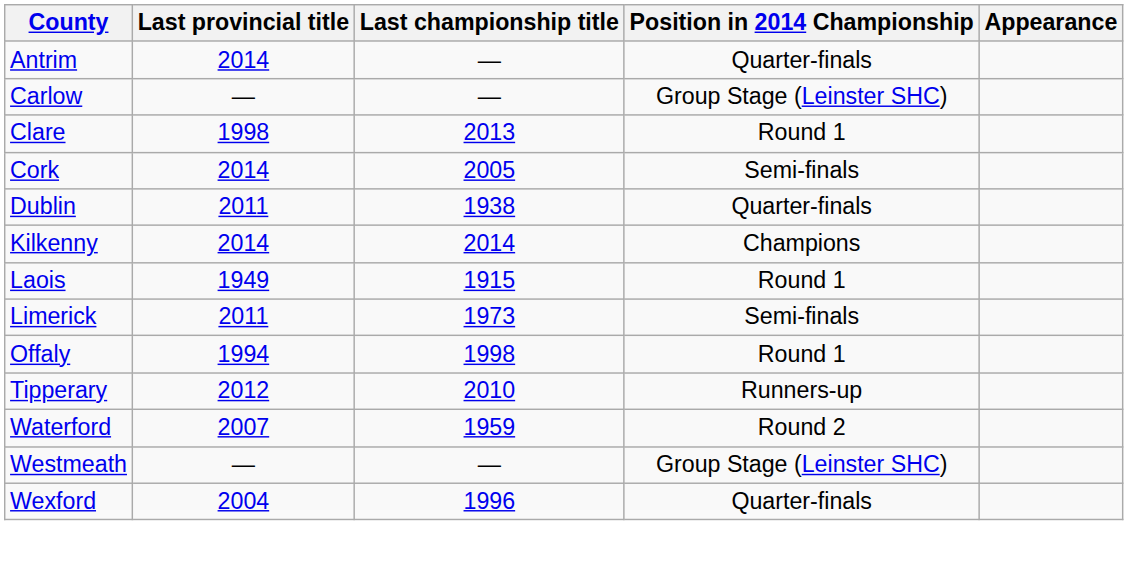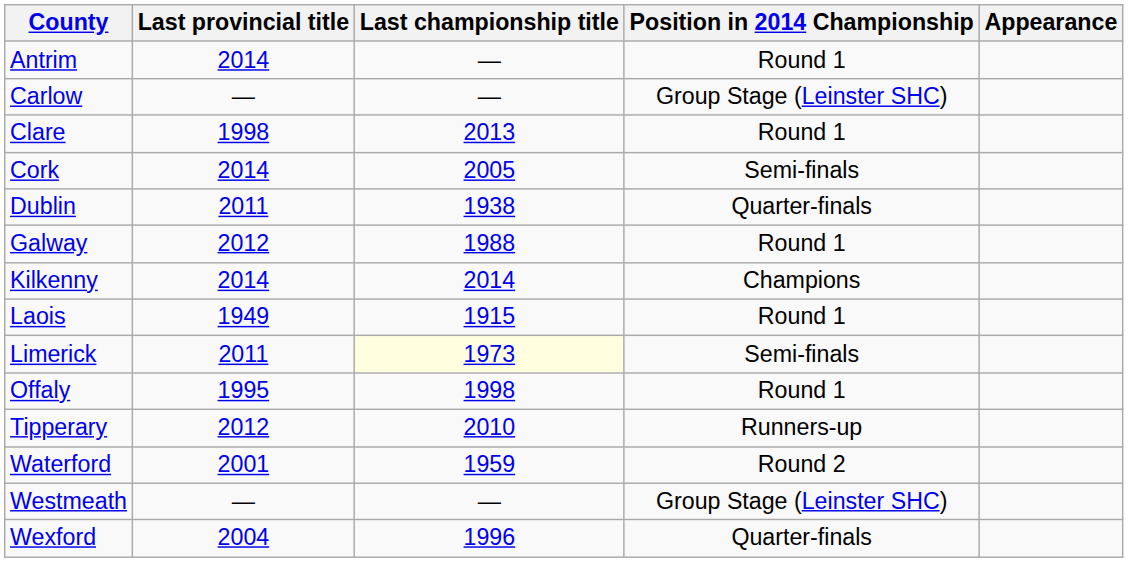(802, 59) Quarter-finals -> (802, 59) Round 1
+ row: (49, 243)
(489, 317) no background -> (489, 354) lightyellow background
(243, 354) 1994 -> (243, 390) 1995
(243, 427) 2007 -> (243, 464) 2001
